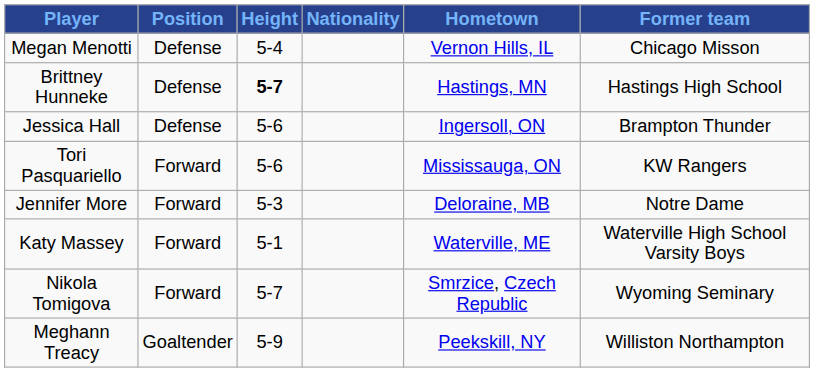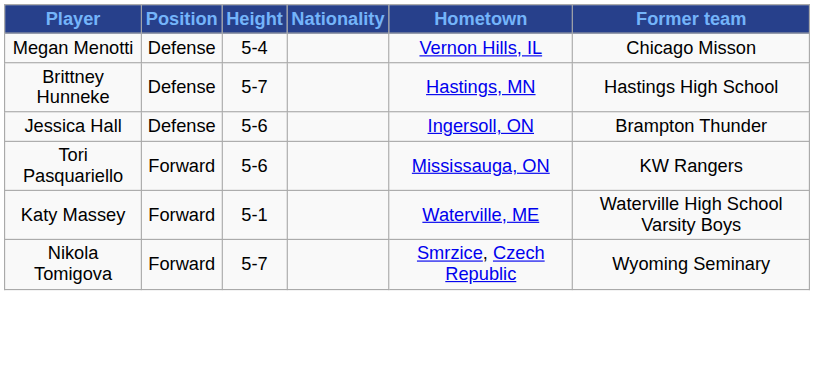(270, 87) bold -> (255, 87) normal
- row: (71, 204)
- row: (71, 342)
